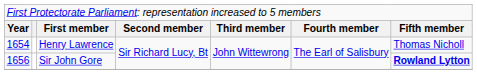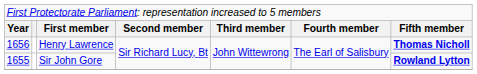(18, 45) 1654 -> (18, 45) 1656
(429, 45) normal -> (432, 45) bold
(18, 61) 1656 -> (18, 61) 1655
